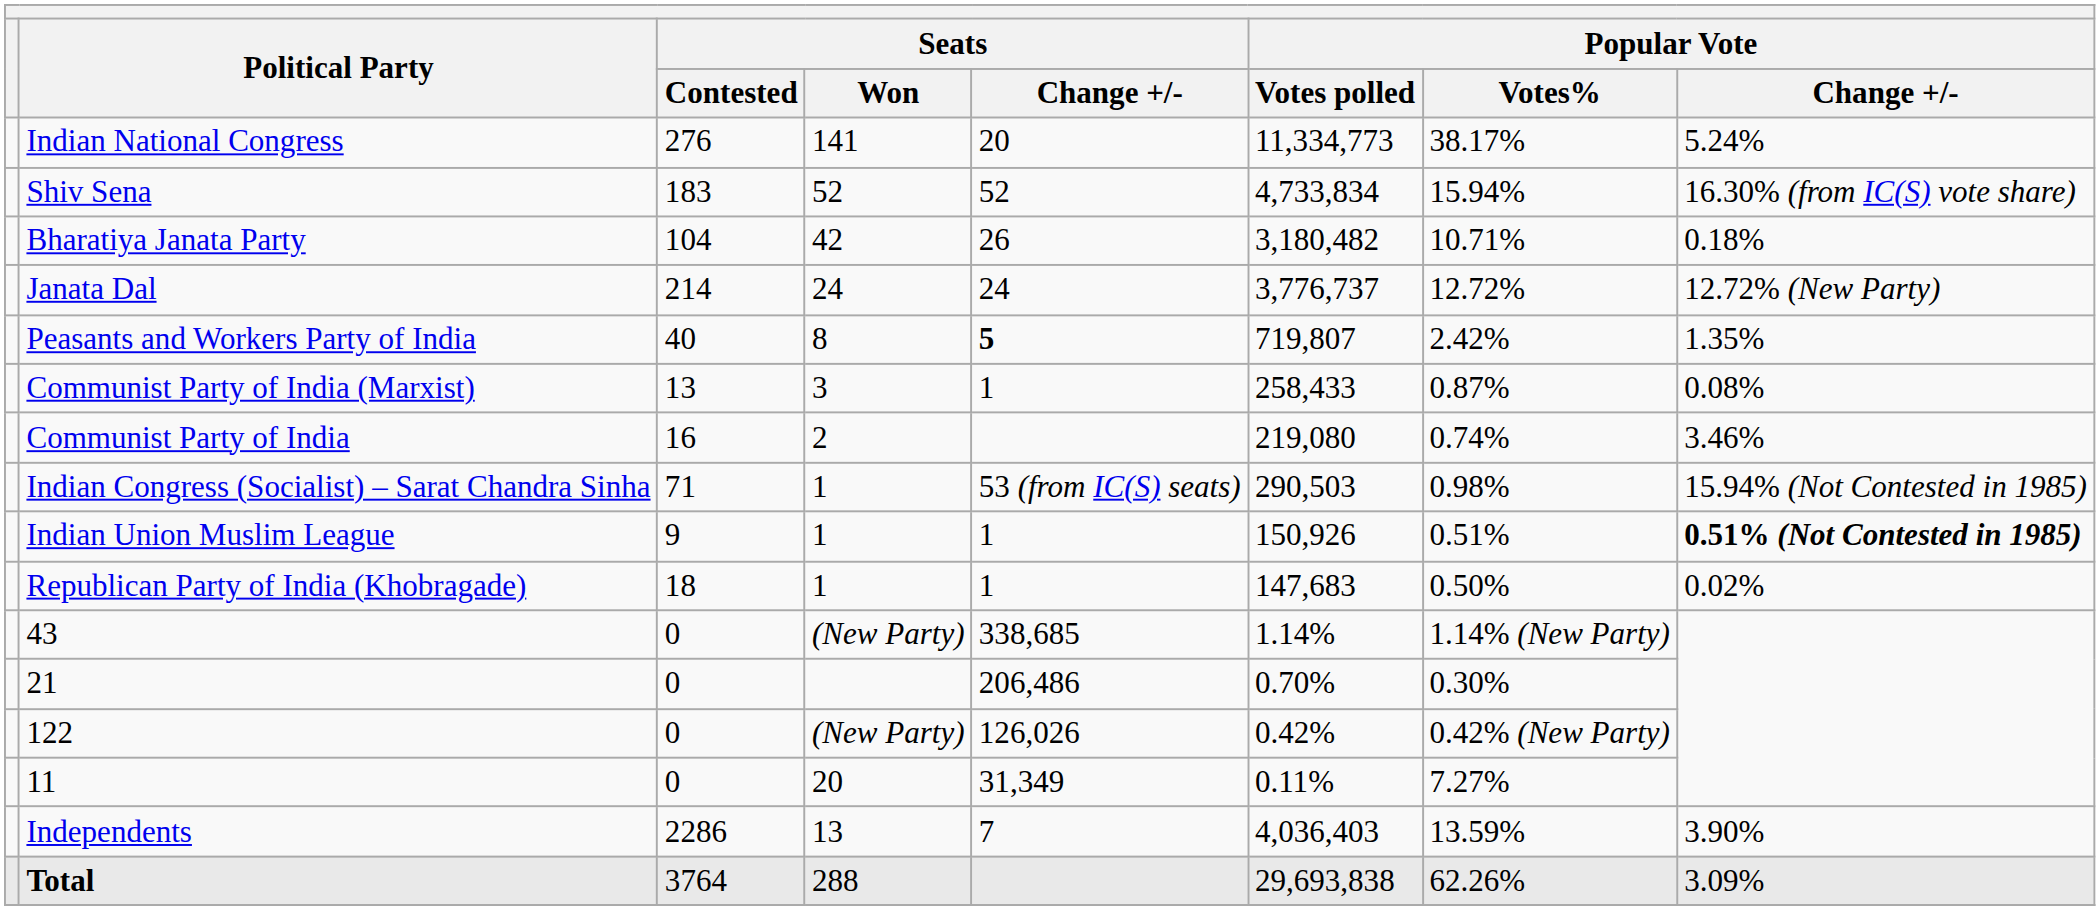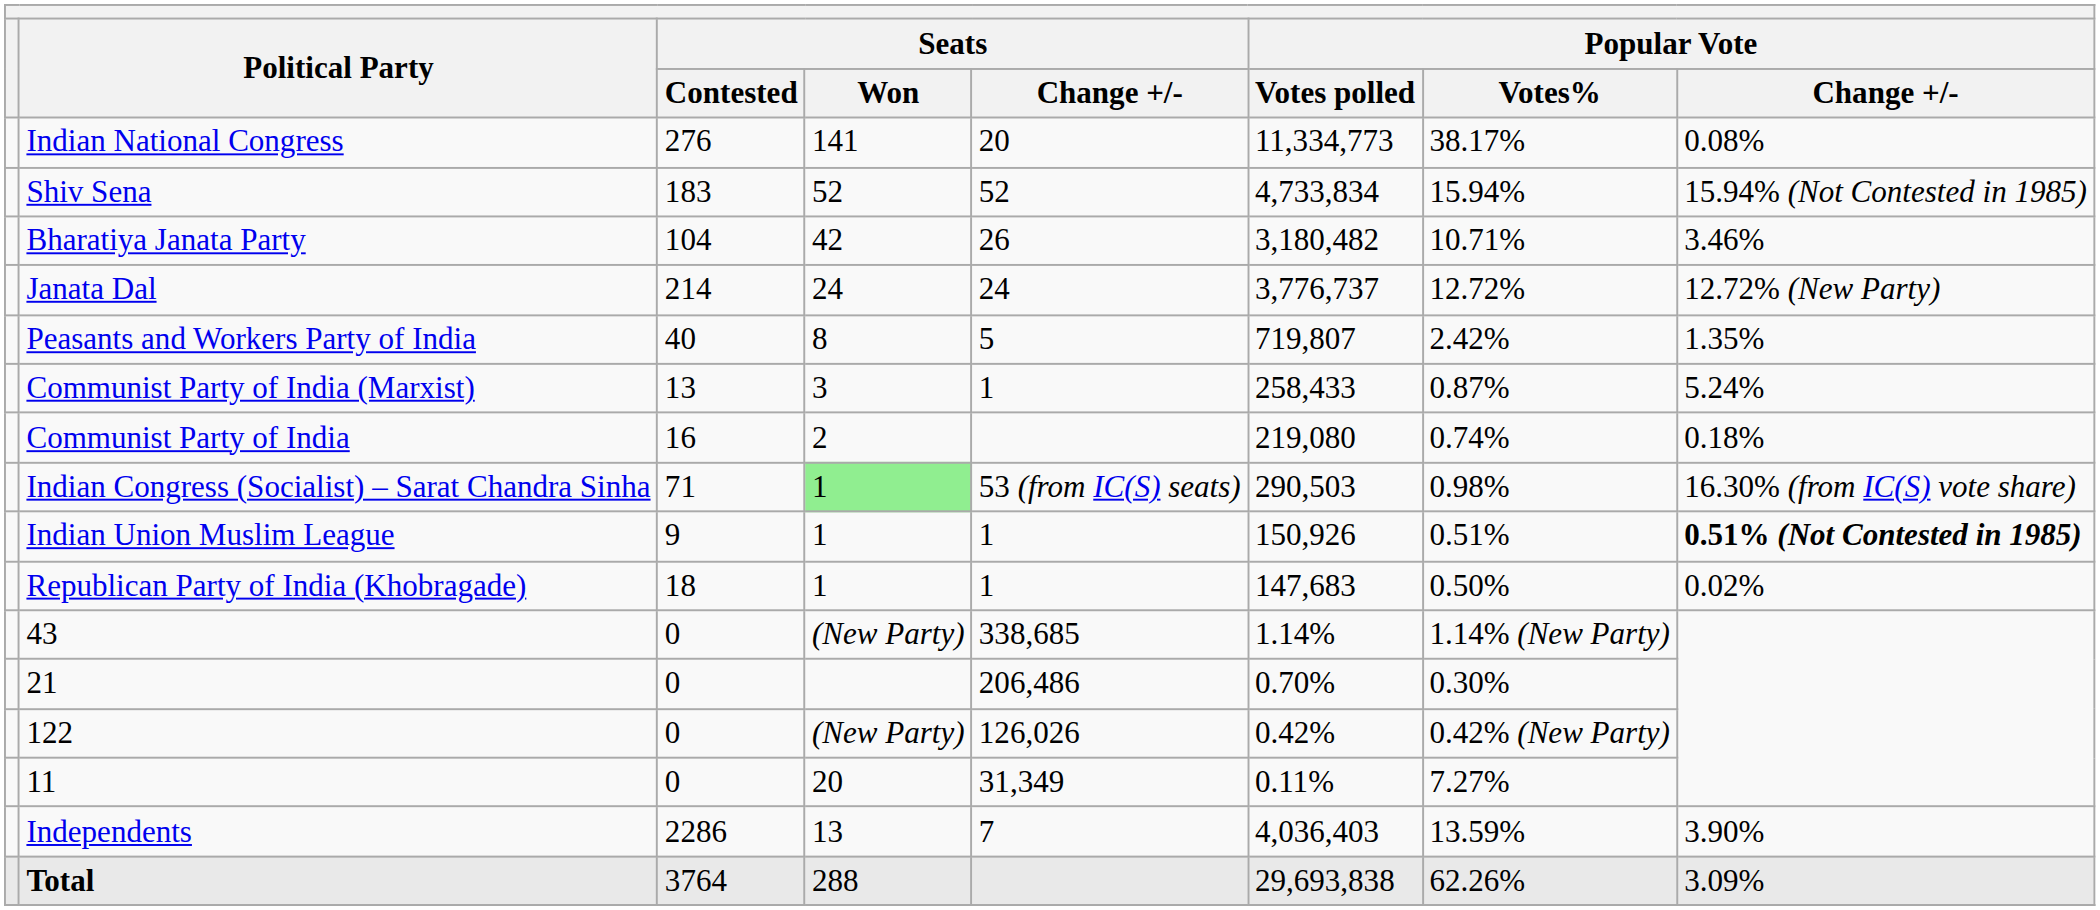(1724, 141) 5.24% -> (1724, 141) 0.08%
(1880, 191) 16.30% (from IC(S) vote share) -> (1886, 191) 15.94% (Not Contested in 1985)
(1724, 240) 0.18% -> (1724, 240) 3.46%
(987, 338) bold -> (987, 338) normal
(1724, 388) 0.08% -> (1724, 388) 5.24%
(1724, 437) 3.46% -> (1724, 437) 0.18%
(820, 486) no background -> (820, 486) lightgreen background
(1886, 486) 15.94% (Not Contested in 1985) -> (1880, 486) 16.30% (from IC(S) vote share)
